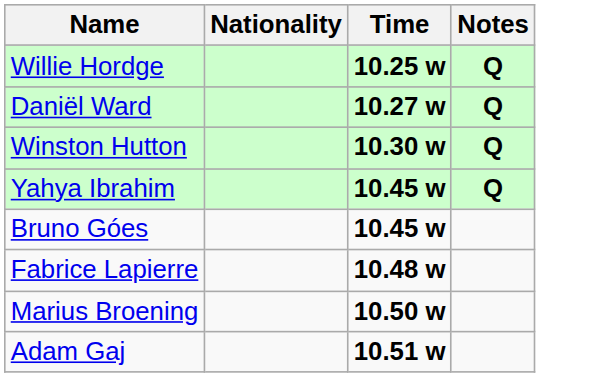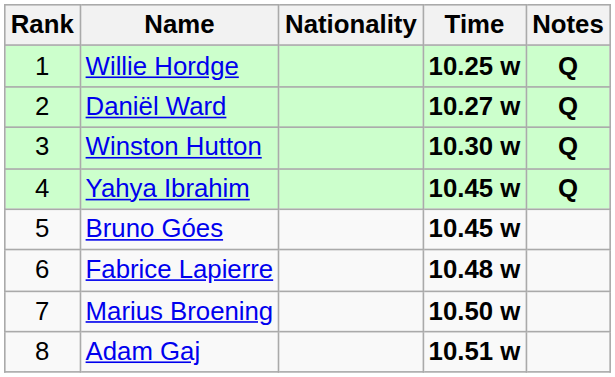+ column: (42, 24)
